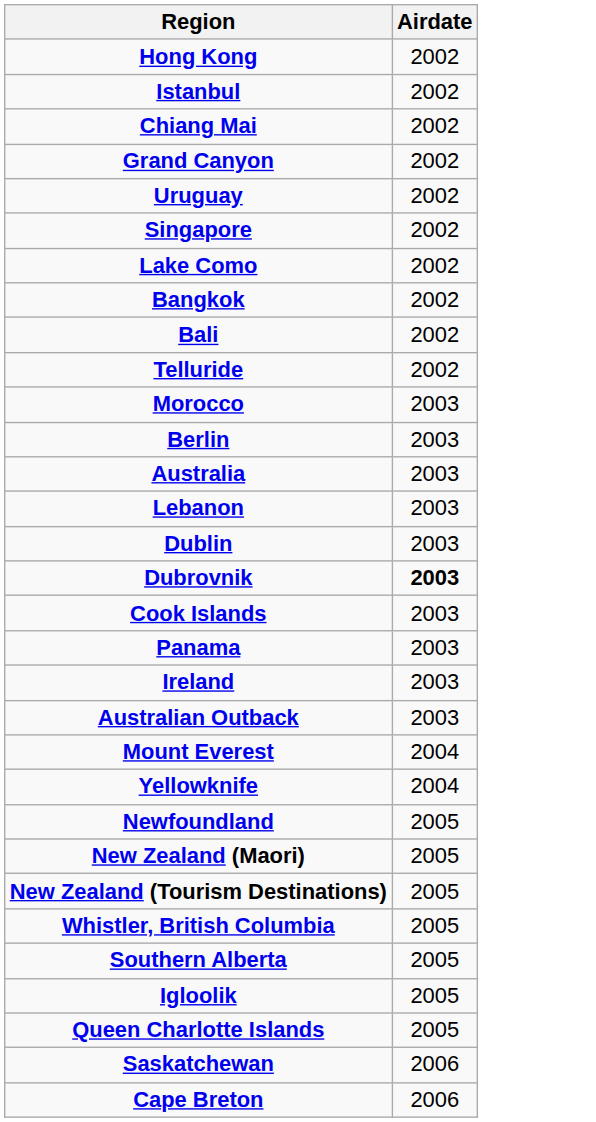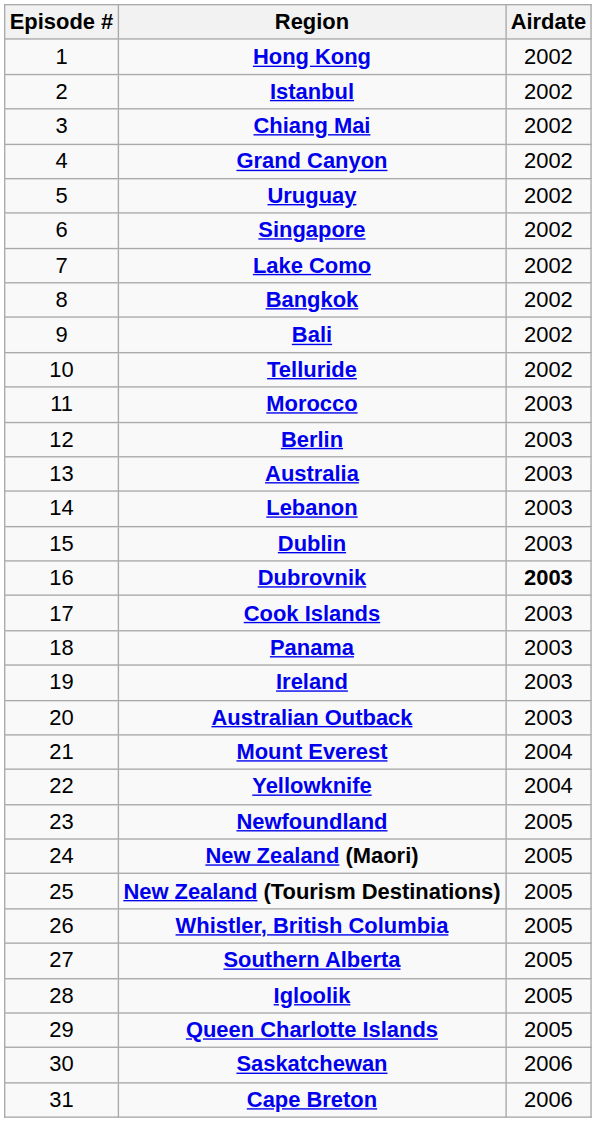+ column: (62, 21)
